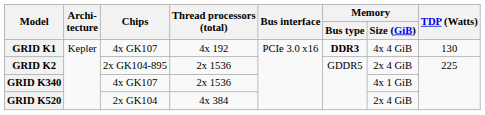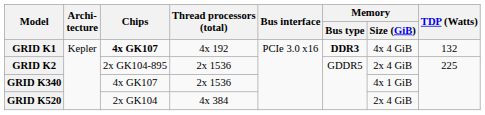(135, 47) normal -> (135, 47) bold
(449, 47) 130 -> (449, 47) 132
